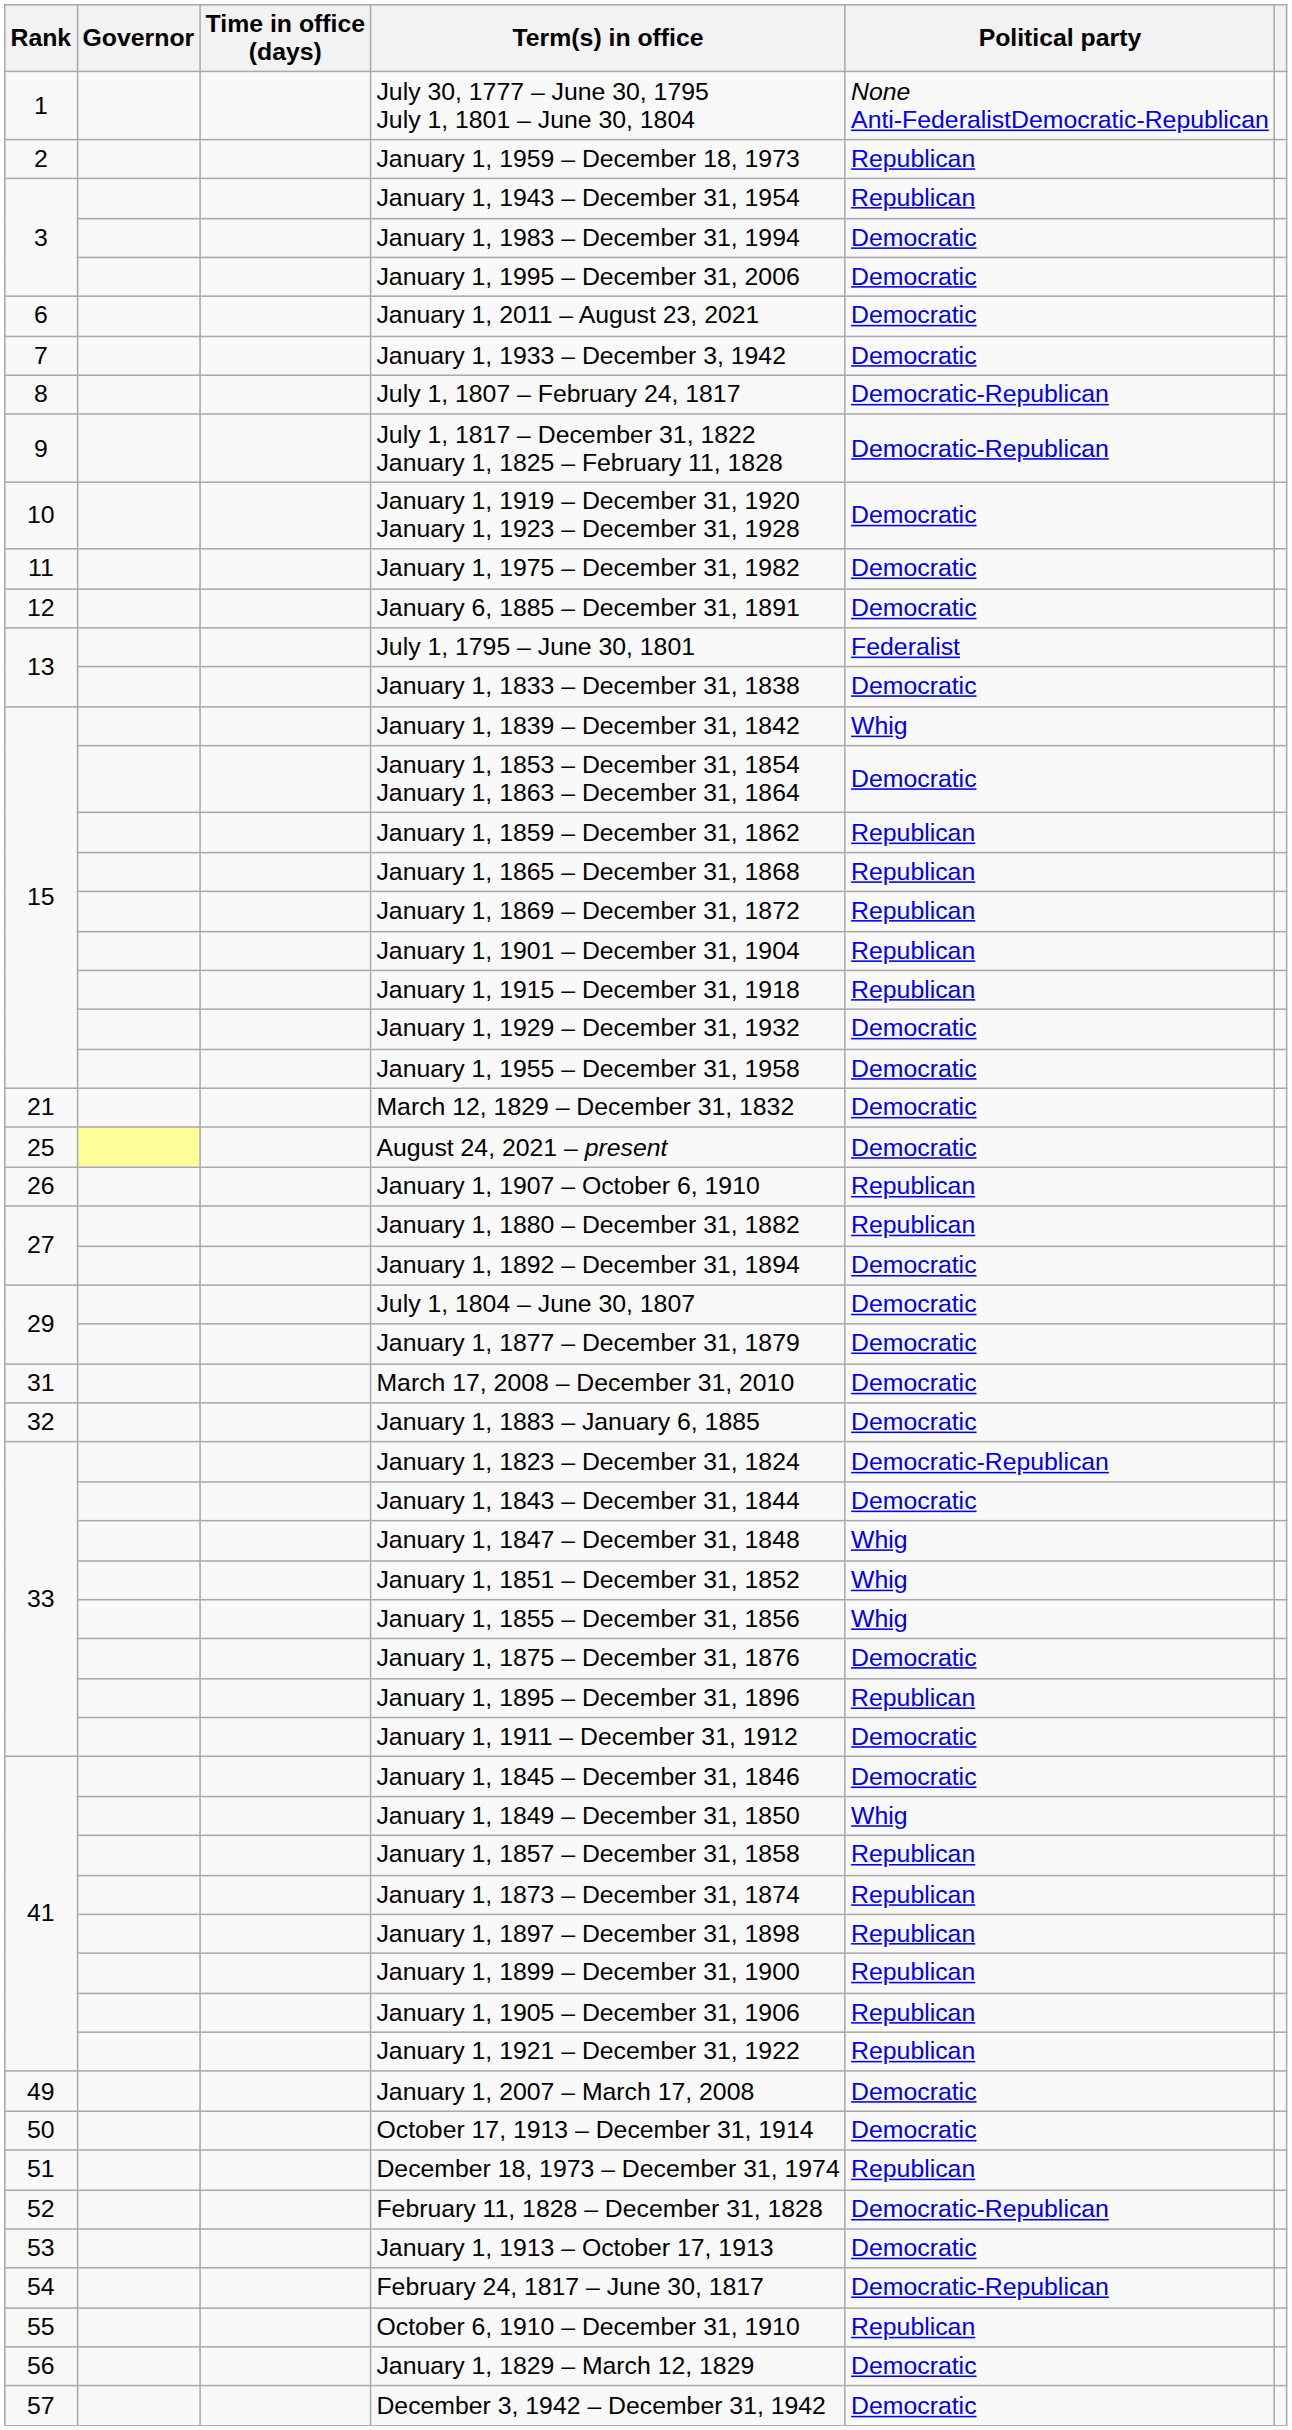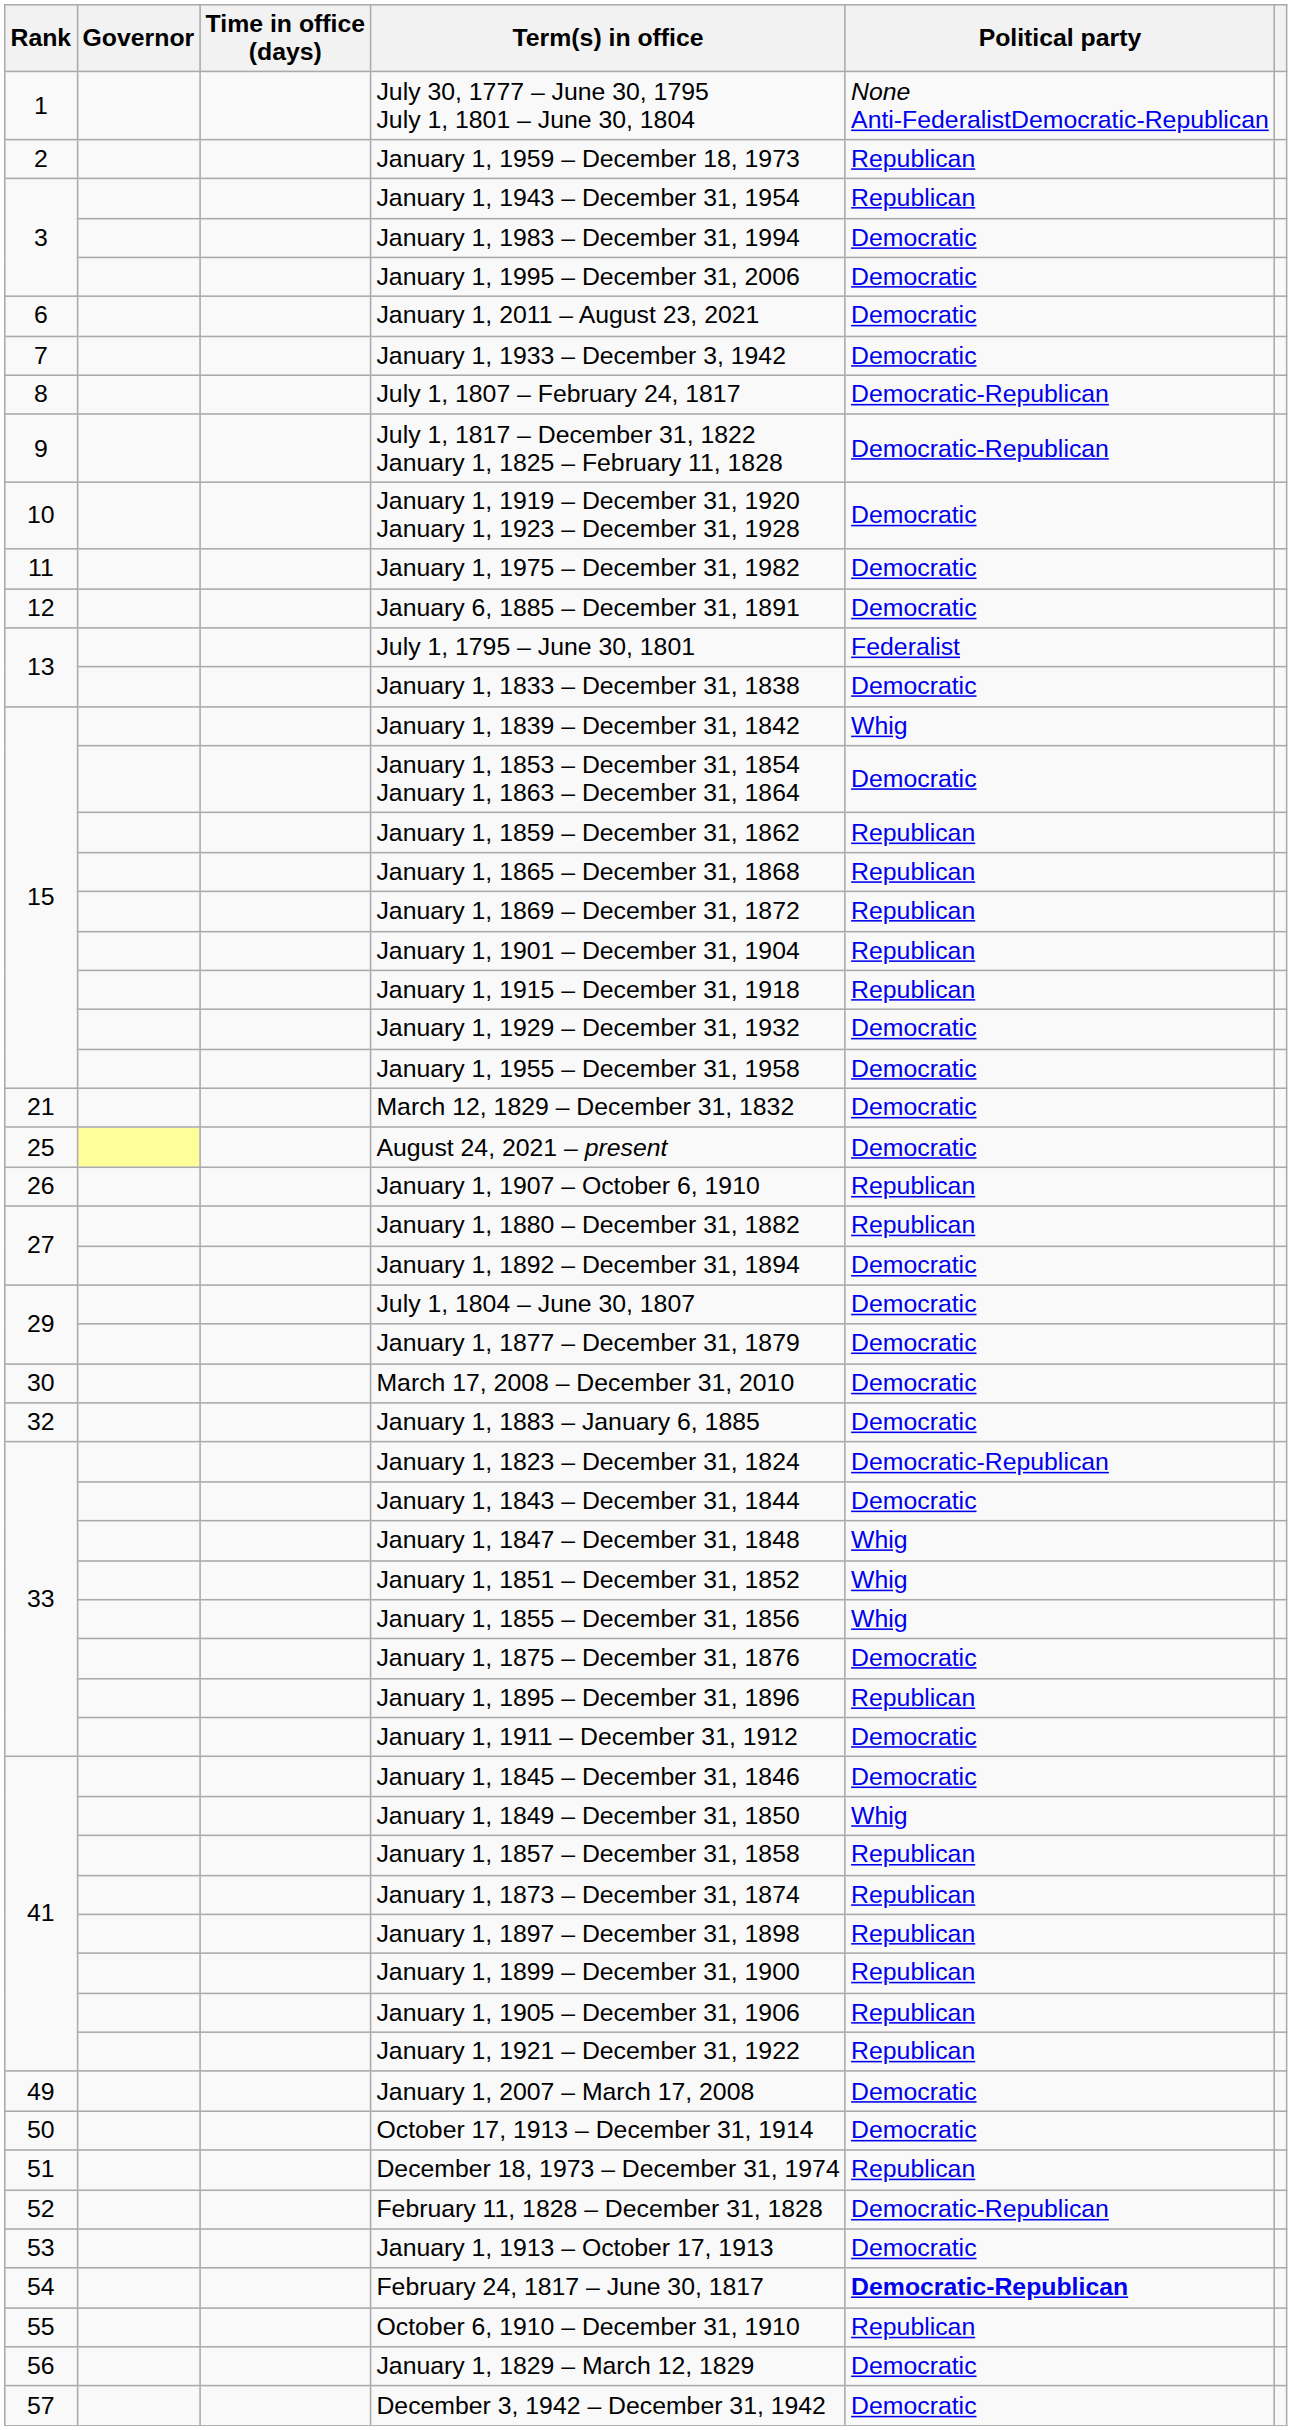(41, 1382) 31 -> (41, 1382) 30
(980, 2287) normal -> (990, 2287) bold
